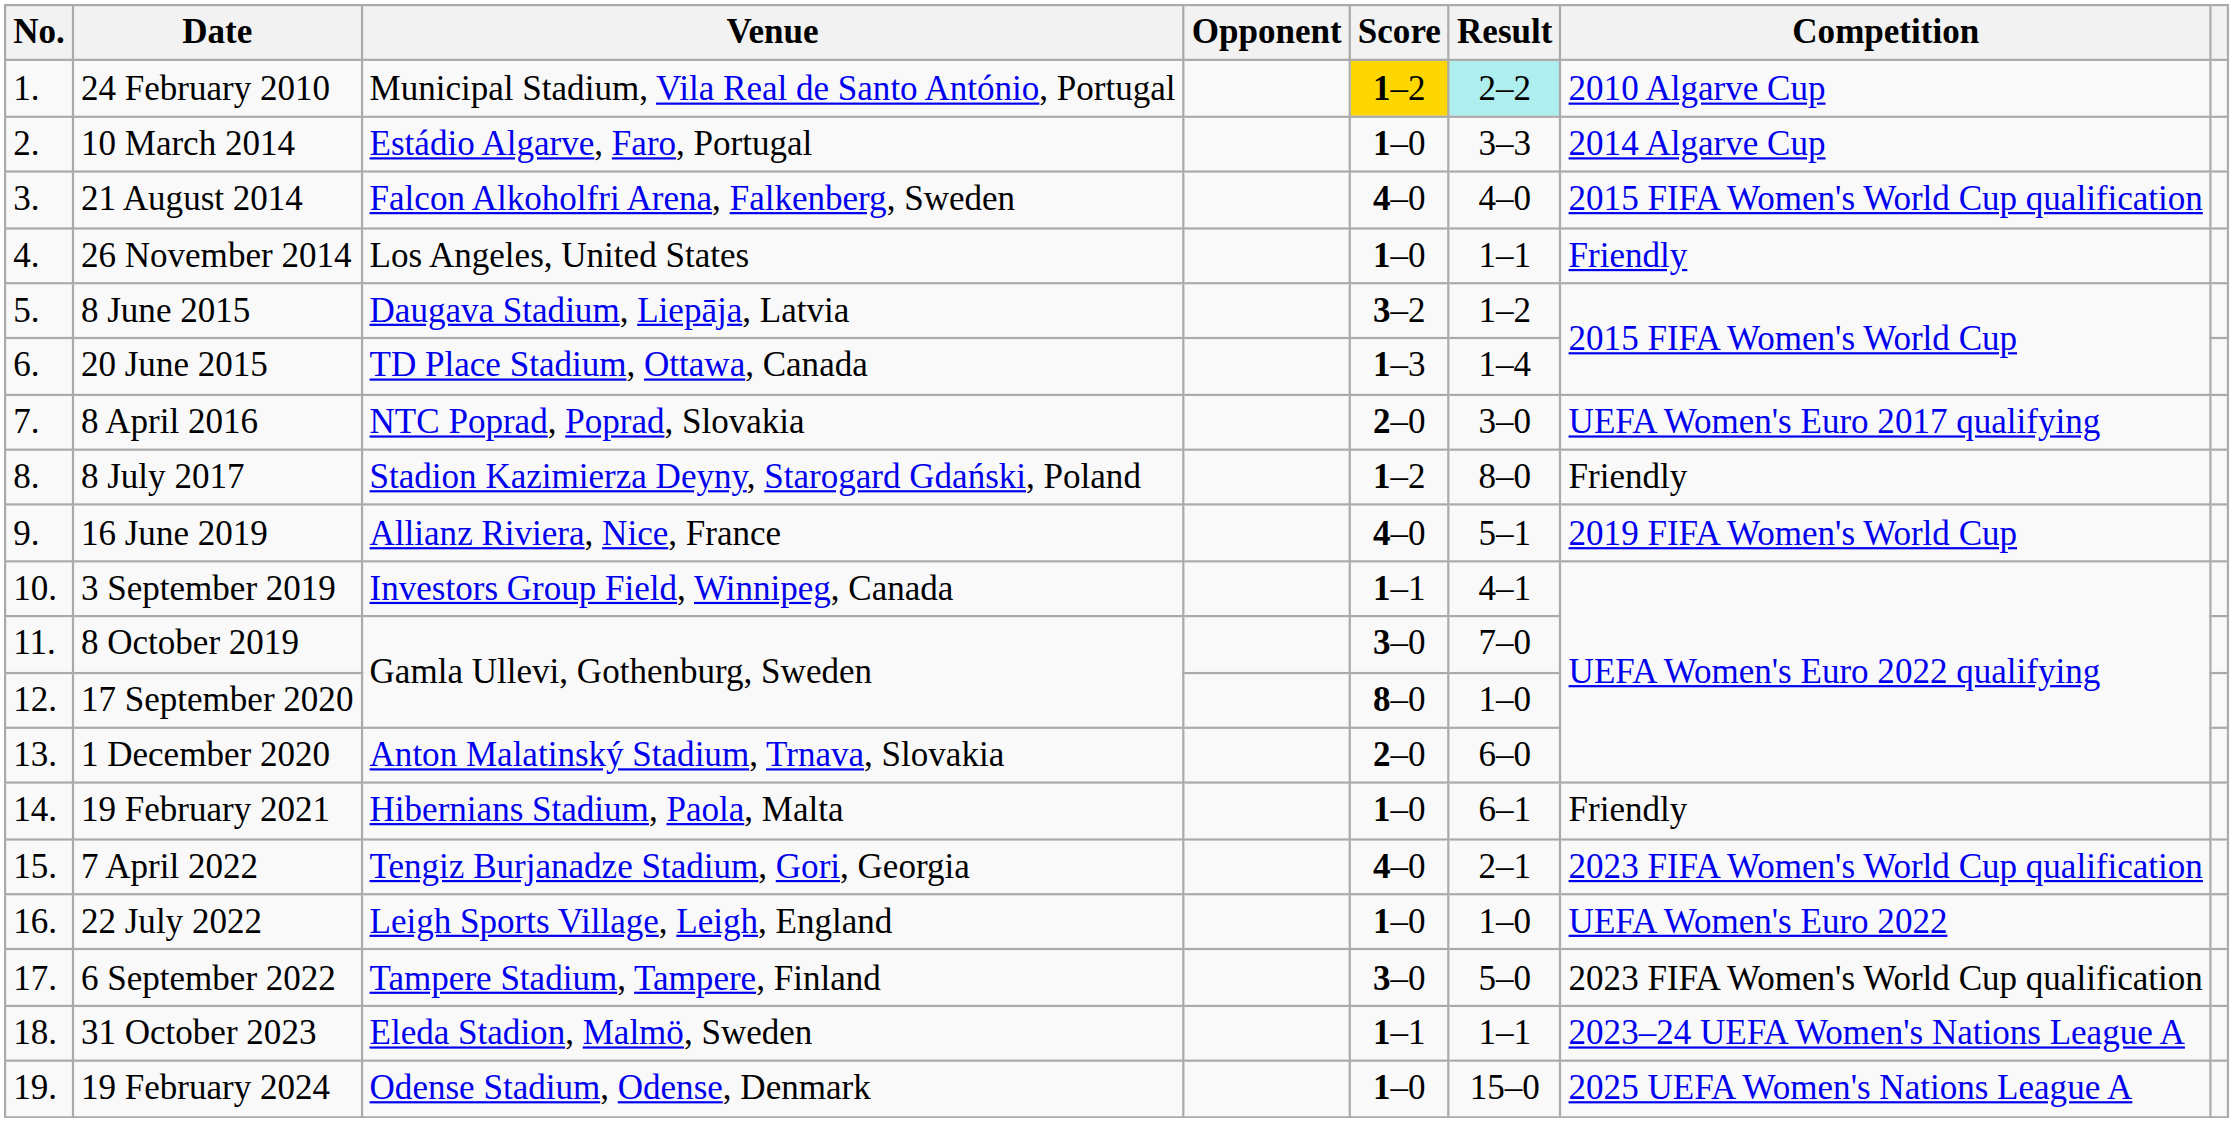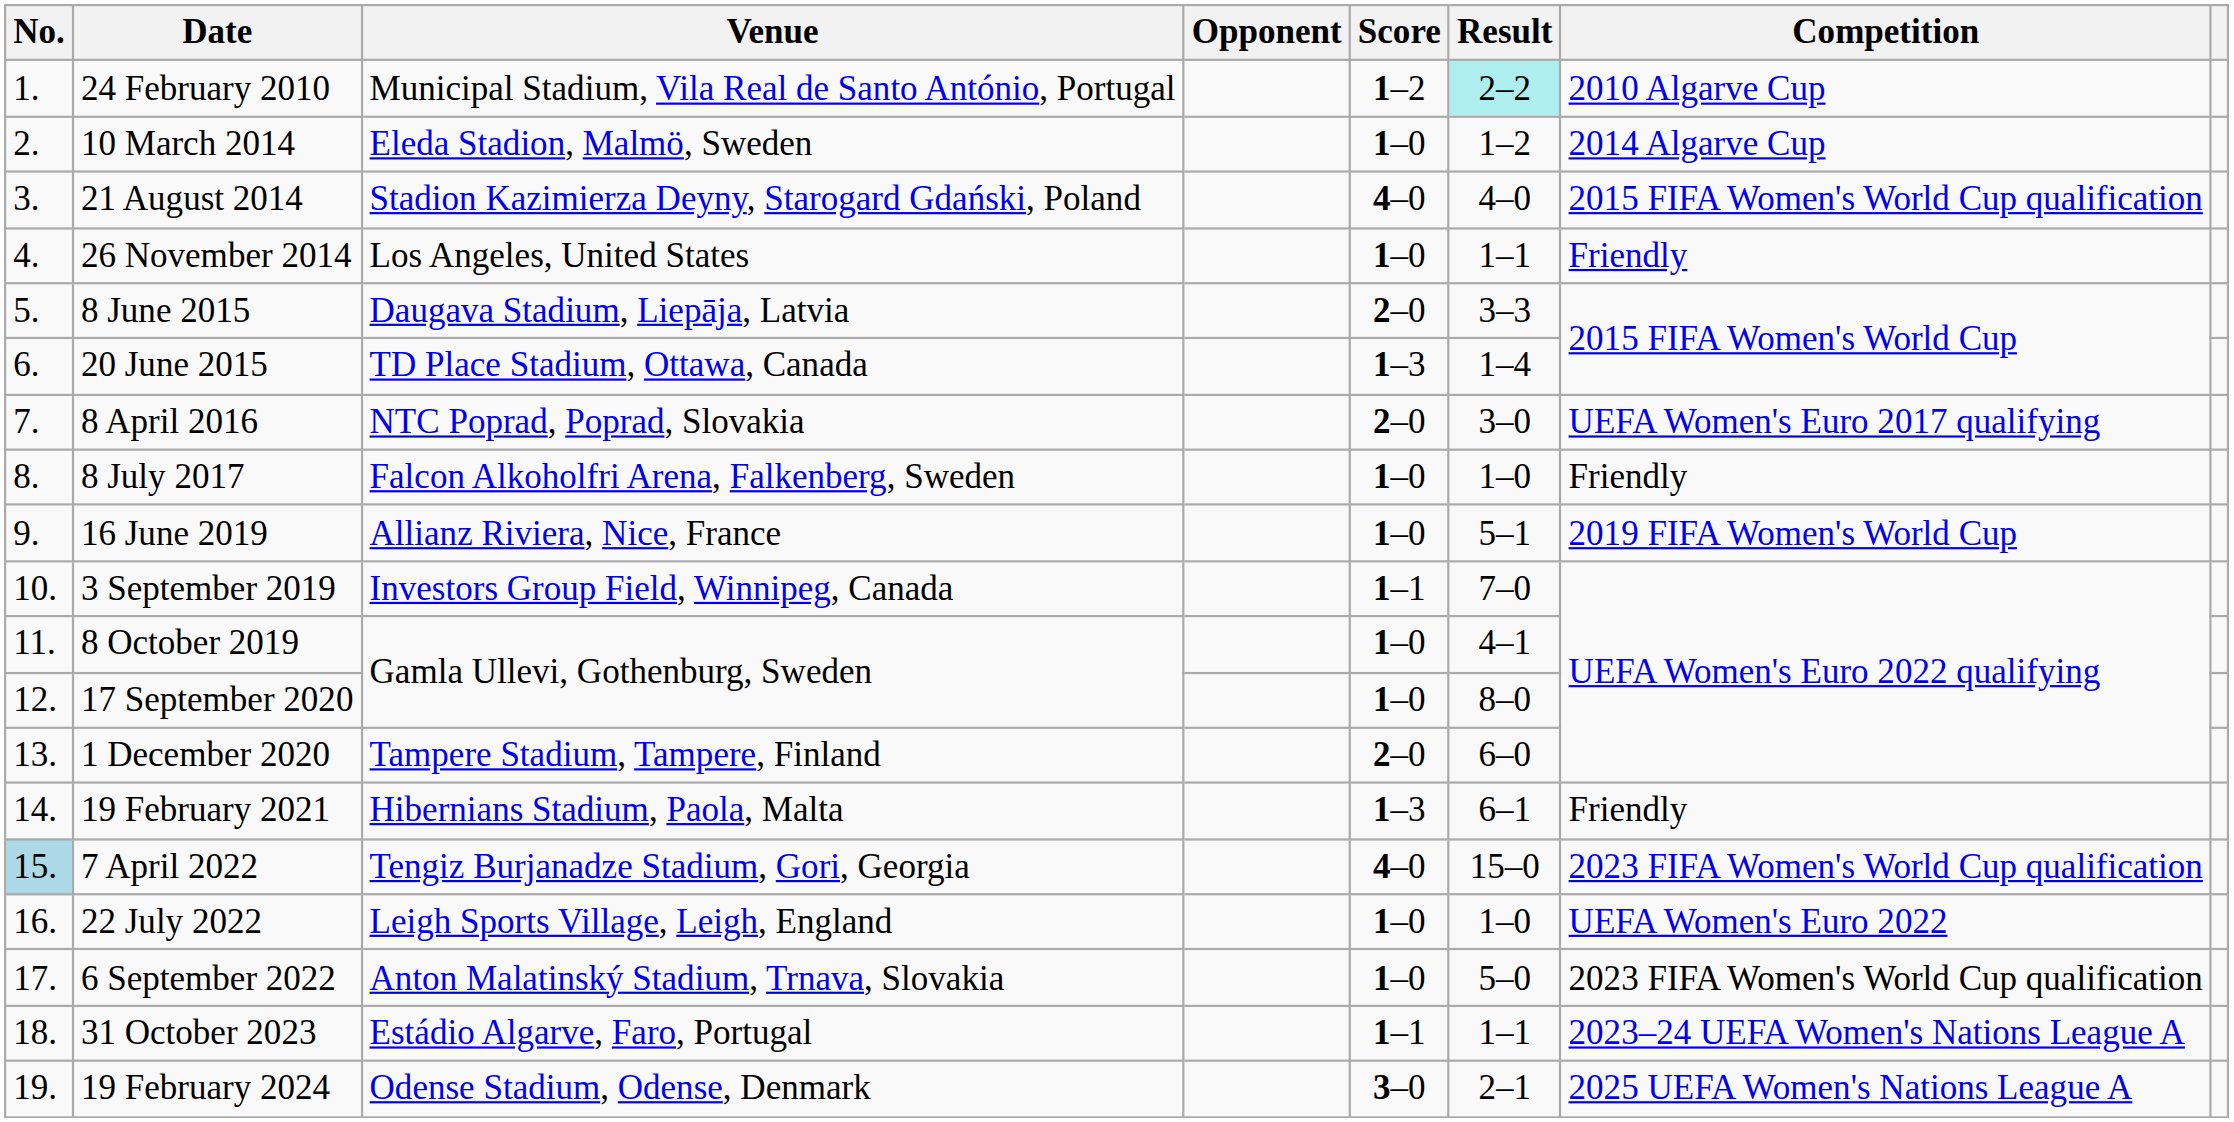(1399, 87) gold background -> (1399, 87) no background
(591, 143) Estádio Algarve, Faro, Portugal -> (591, 143) Eleda Stadion, Malmö, Sweden
(1505, 143) 3–3 -> (1505, 143) 1–2
(692, 198) Falcon Alkoholfri Arena, Falkenberg, Sweden -> (755, 198) Stadion Kazimierza Deyny, Starogard Gdański, Poland
(1399, 310) 3–2 -> (1399, 310) 2–0
(1505, 310) 1–2 -> (1505, 310) 3–3
(755, 476) Stadion Kazimierza Deyny, Starogard Gdański, Poland -> (692, 476) Falcon Alkoholfri Arena, Falkenberg, Sweden
(1399, 476) 1–2 -> (1399, 476) 1–0
(1505, 476) 8–0 -> (1505, 476) 1–0
(1399, 532) 4–0 -> (1399, 532) 1–0
(1505, 587) 4–1 -> (1505, 587) 7–0
(1399, 643) 3–0 -> (1399, 643) 1–0
(1505, 643) 7–0 -> (1505, 643) 4–1
(1399, 699) 8–0 -> (1399, 699) 1–0
(1505, 699) 1–0 -> (1505, 699) 8–0
(687, 754) Anton Malatinský Stadium, Trnava, Slovakia -> (625, 754) Tampere Stadium, Tampere, Finland
(1399, 810) 1–0 -> (1399, 810) 1–3
(35, 865) no background -> (35, 865) lightblue background
(1505, 865) 2–1 -> (1505, 865) 15–0
(625, 976) Tampere Stadium, Tampere, Finland -> (687, 976) Anton Malatinský Stadium, Trnava, Slovakia
(1399, 976) 3–0 -> (1399, 976) 1–0
(591, 1032) Eleda Stadion, Malmö, Sweden -> (591, 1032) Estádio Algarve, Faro, Portugal
(1399, 1088) 1–0 -> (1399, 1088) 3–0
(1505, 1088) 15–0 -> (1505, 1088) 2–1
